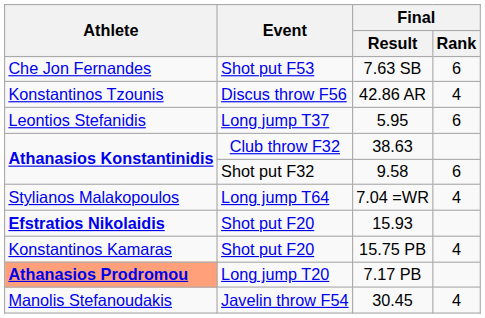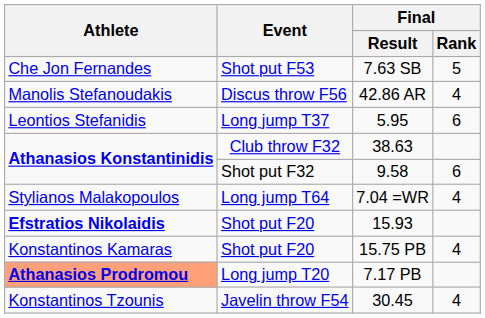(456, 69) 6 -> (456, 69) 5
(86, 95) Konstantinos Tzounis -> (90, 95) Manolis Stefanoudakis
(90, 301) Manolis Stefanoudakis -> (86, 301) Konstantinos Tzounis
